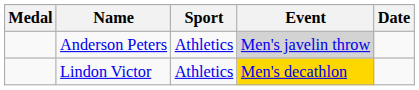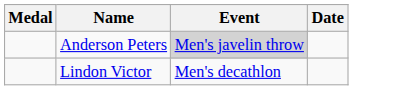- column: (204, 18)
(294, 71) gold background -> (228, 71) no background
